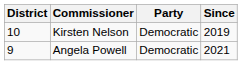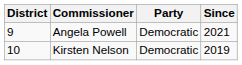rows swapped: (90, 50) <-> (91, 32)
